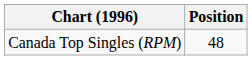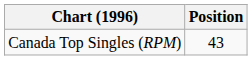(216, 42) 48 -> (216, 42) 43
